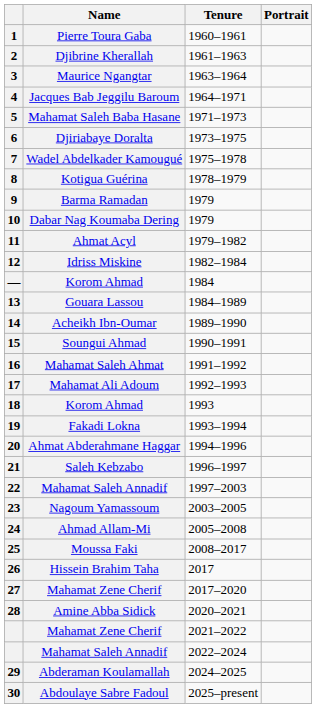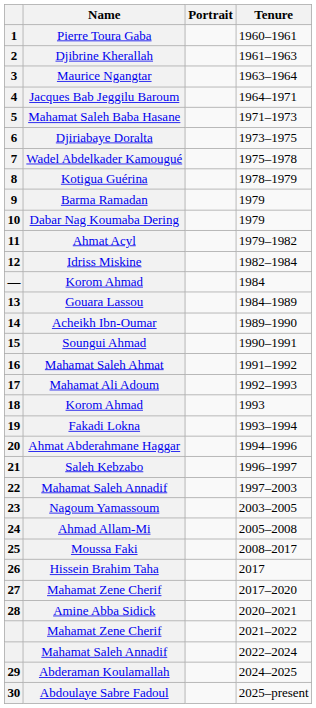columns swapped: (286, 14) <-> (223, 14)
